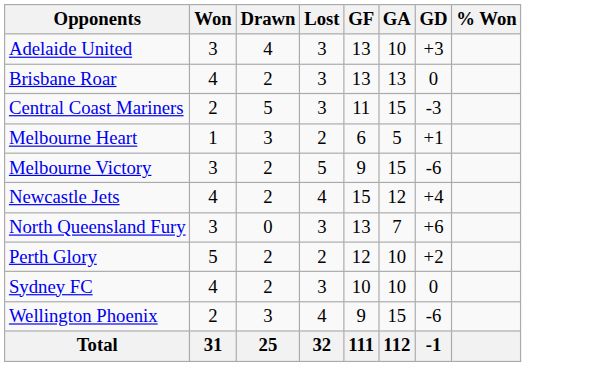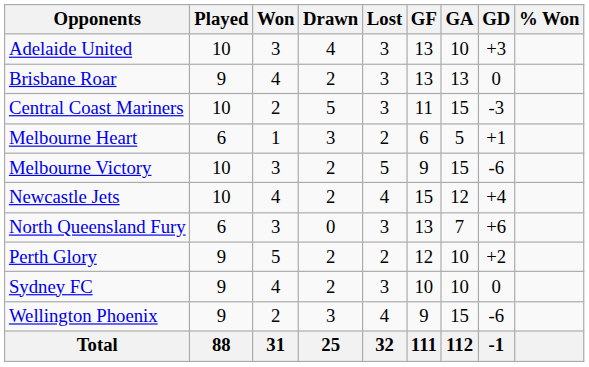+ column: (221, 19)
